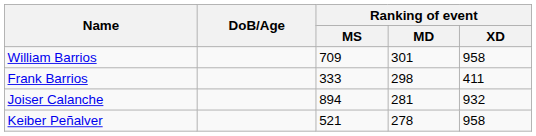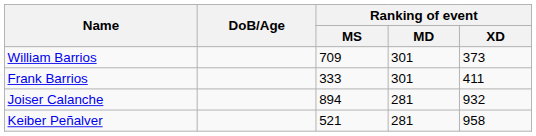(474, 58) 958 -> (474, 58) 373
(402, 79) 298 -> (402, 79) 301
(402, 121) 278 -> (402, 121) 281
